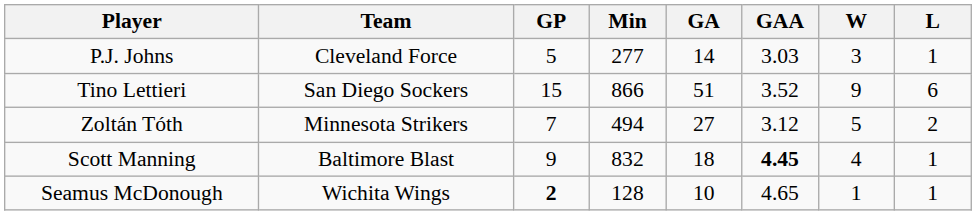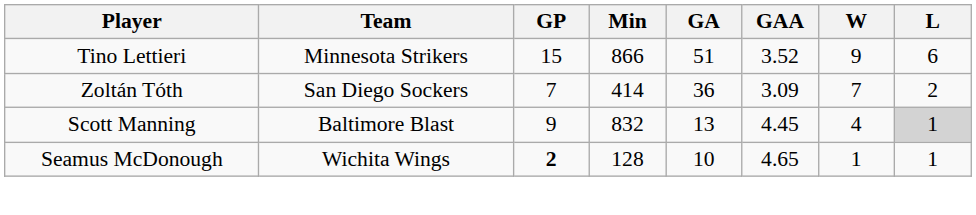- row: (132, 55)
(386, 90) San Diego Sockers -> (386, 55) Minnesota Strikers
(386, 124) Minnesota Strikers -> (386, 90) San Diego Sockers
(627, 124) 494 -> (627, 90) 414
(704, 124) 27 -> (704, 90) 36
(780, 124) 3.12 -> (780, 90) 3.09
(856, 124) 5 -> (856, 90) 7
(704, 158) 18 -> (704, 124) 13
(780, 158) bold -> (780, 124) normal
(933, 158) no background -> (933, 124) lightgrey background
